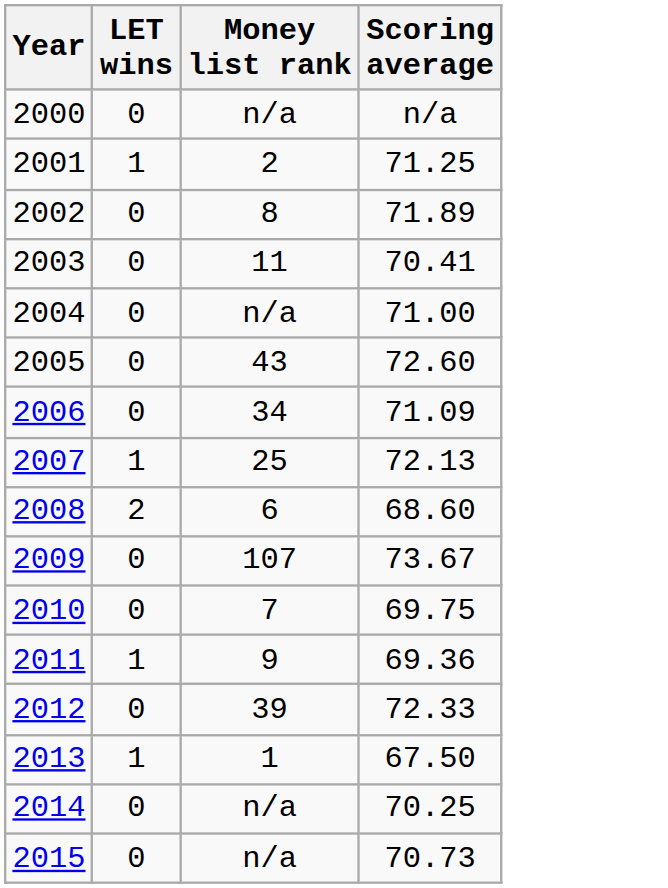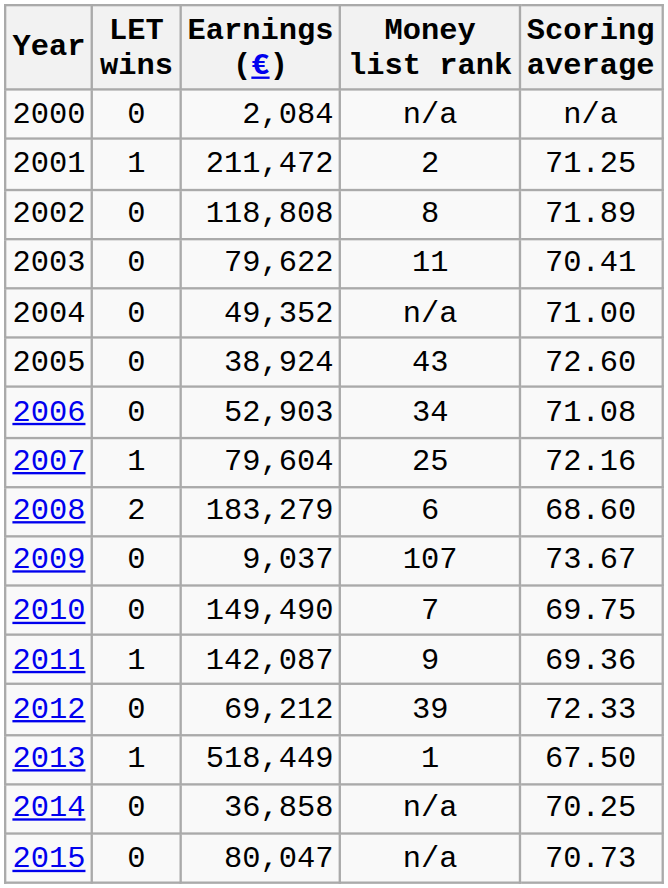+ column: (261, 48)
(430, 412) 71.09 -> (591, 412) 71.08
(430, 462) 72.13 -> (591, 462) 72.16
